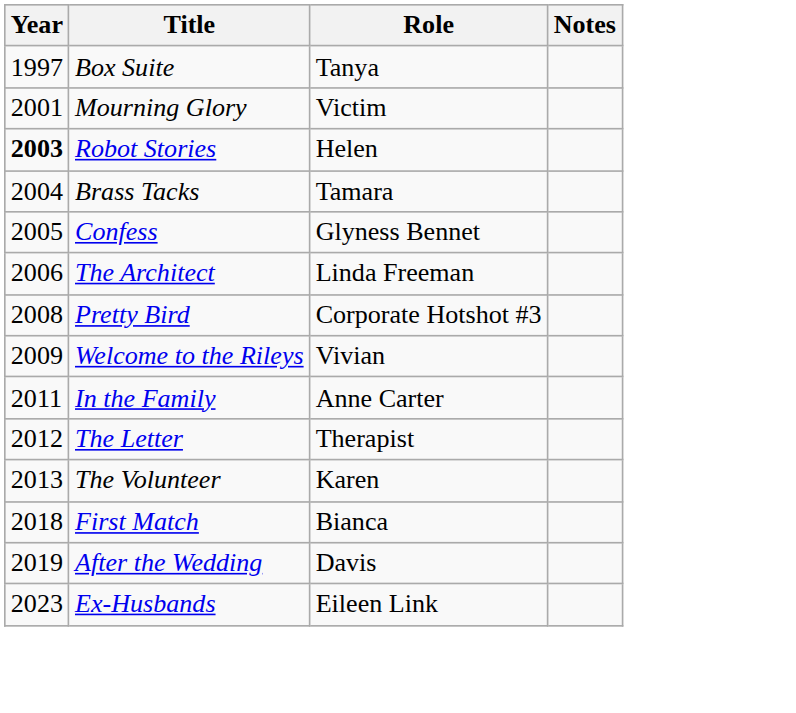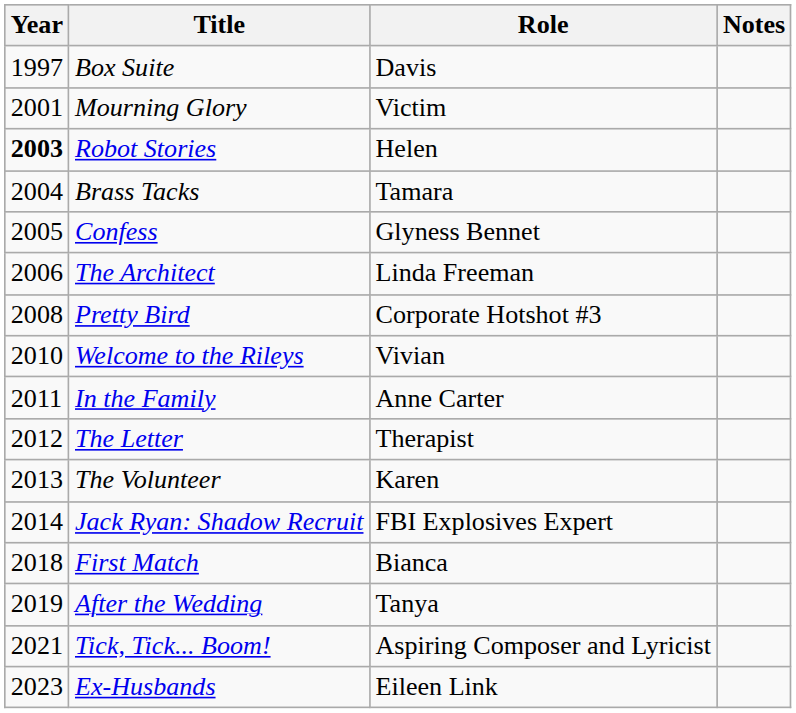(347, 66) Tanya -> (406, 66) Davis
(37, 356) 2009 -> (37, 356) 2010
+ row: (219, 521)
(346, 562) Davis -> (407, 604) Tanya
+ row: (173, 645)
